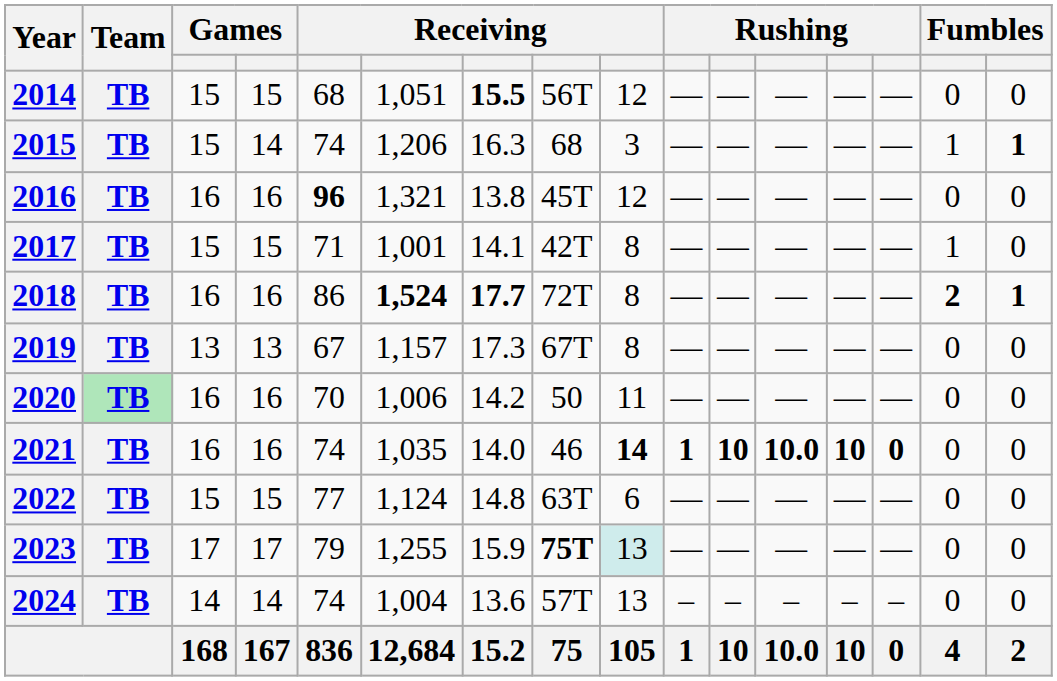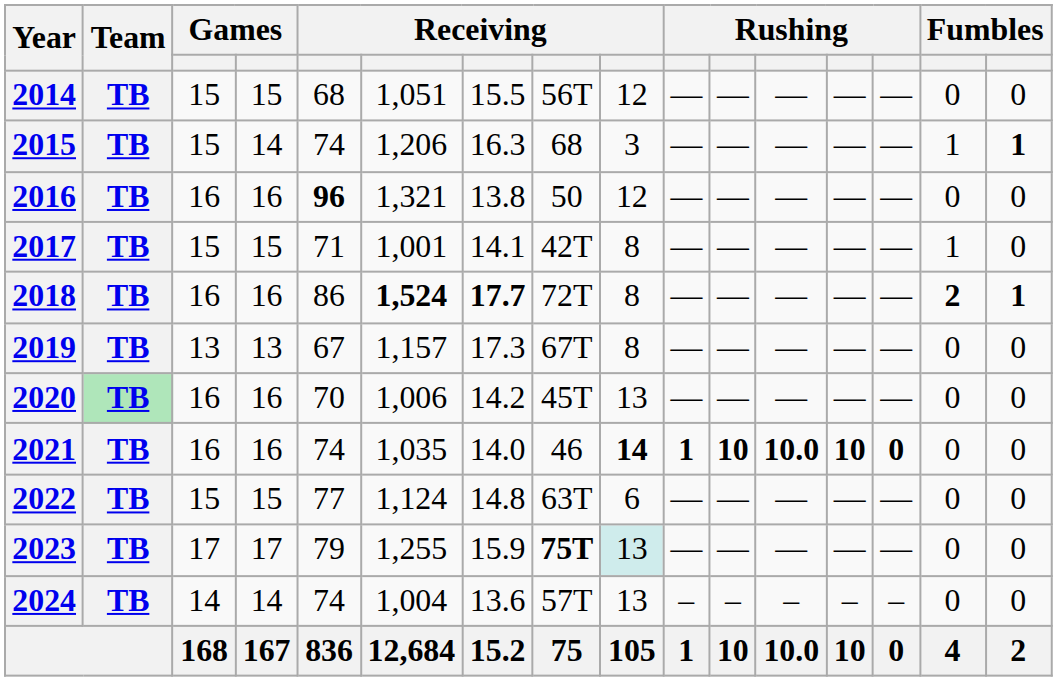(498, 94) bold -> (498, 94) normal
(567, 195) 45T -> (567, 195) 50
(567, 397) 50 -> (567, 397) 45T
(632, 397) 11 -> (632, 397) 13
